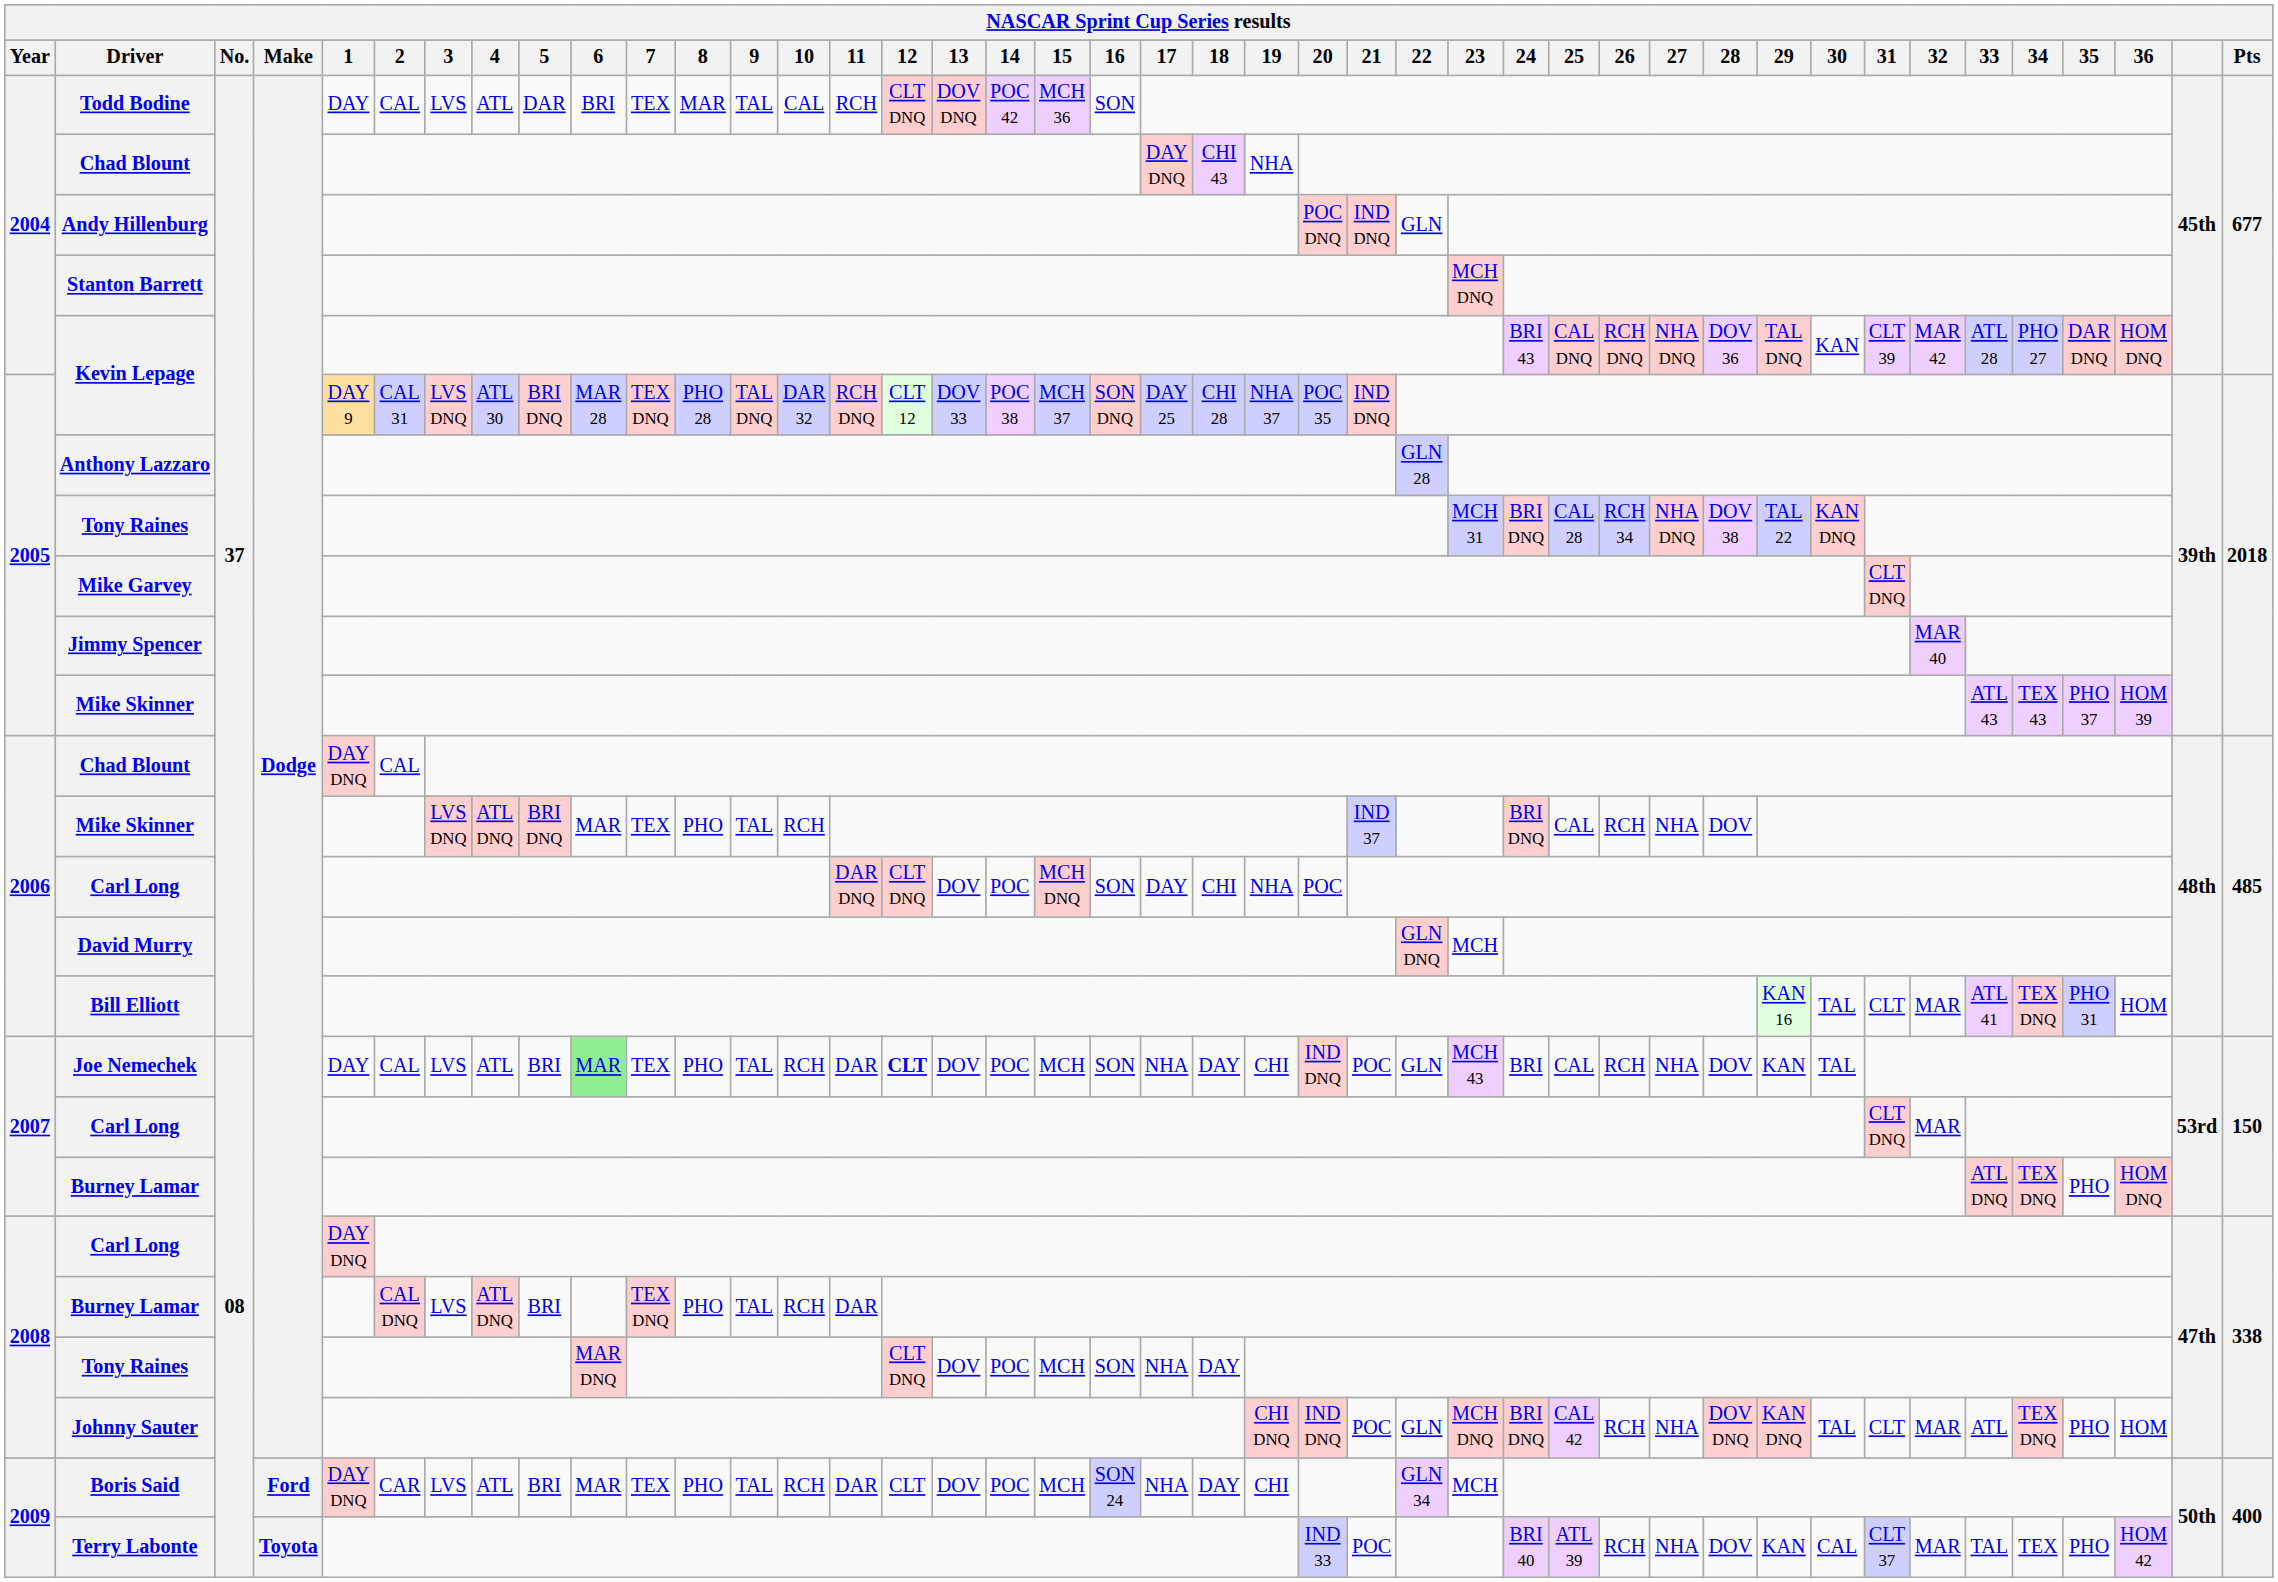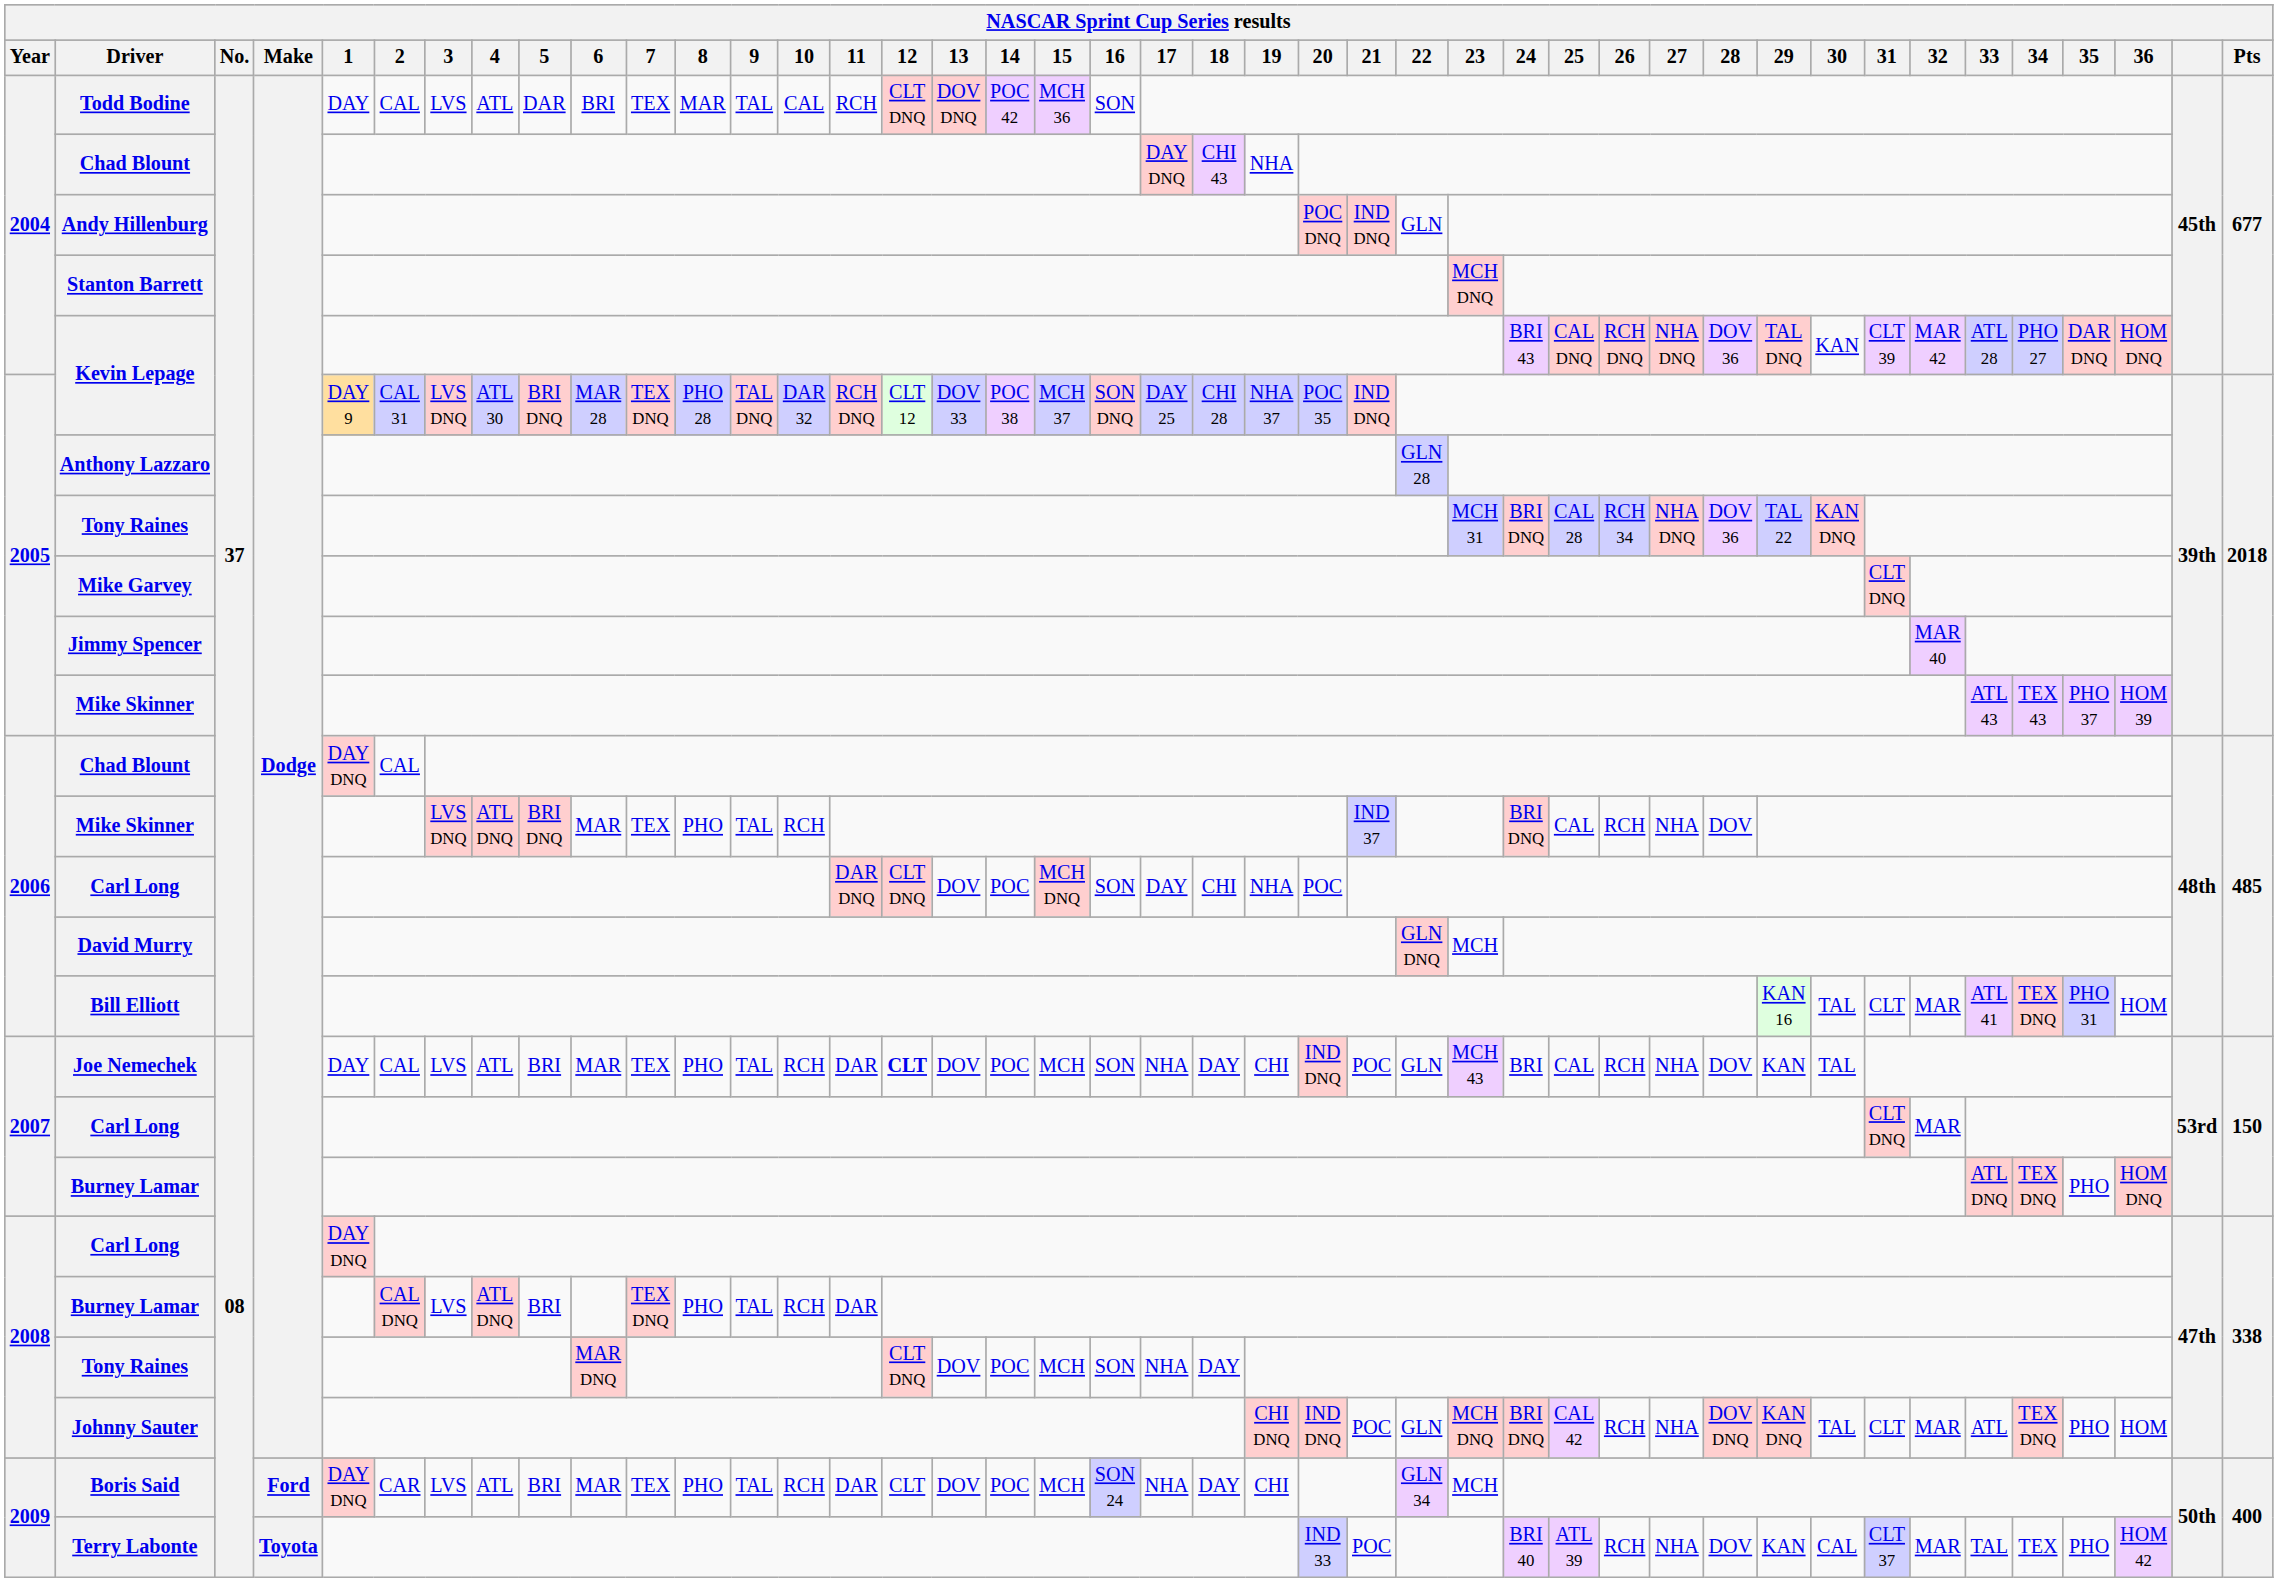(1730, 524) DOV 38 -> (1730, 524) DOV 36
(598, 1066) lightgreen background -> (598, 1066) no background
